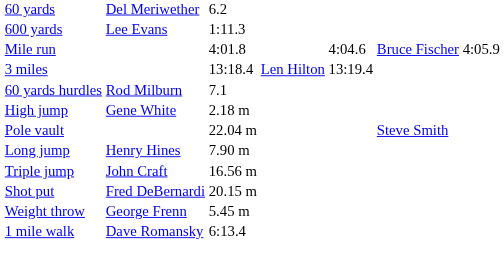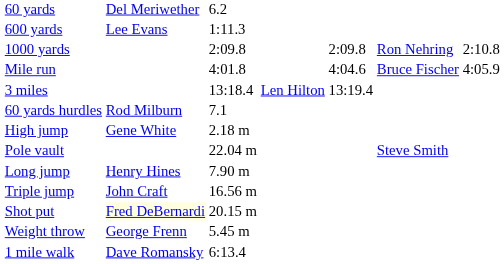+ row: (37, 49)
(155, 191) no background -> (155, 211) lightyellow background
